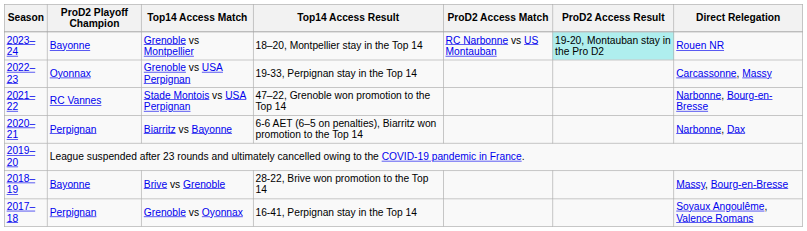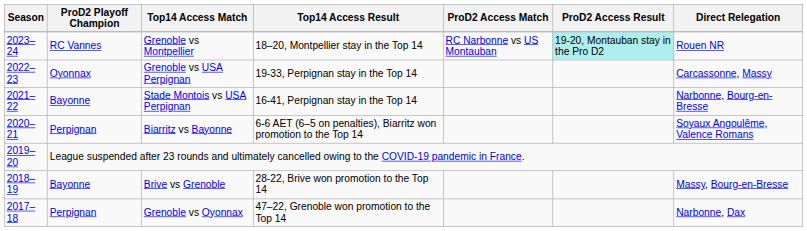(70, 46) Bayonne -> (76, 46) RC Vannes
(76, 101) RC Vannes -> (70, 101) Bayonne
(343, 101) 47–22, Grenoble won promotion to the Top 14 -> (336, 101) 16-41, Perpignan stay in the Top 14
(711, 129) Narbonne, Dax -> (722, 129) Soyaux Angoulême, Valence Romans
(336, 212) 16-41, Perpignan stay in the Top 14 -> (343, 212) 47–22, Grenoble won promotion to the Top 14
(722, 212) Soyaux Angoulême, Valence Romans -> (711, 212) Narbonne, Dax
